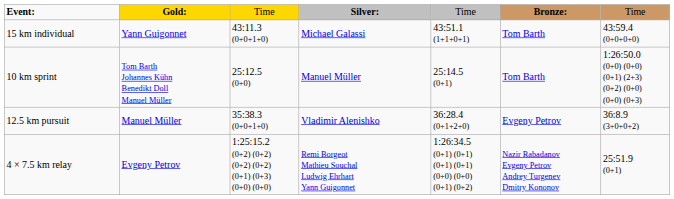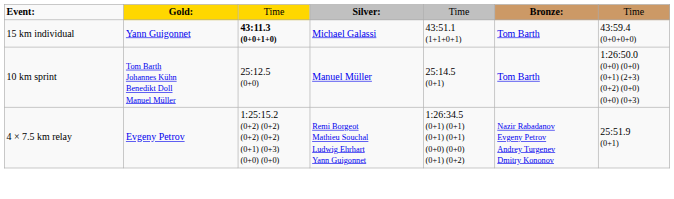(250, 33) normal -> (258, 33) bold
- row: (38, 120)
